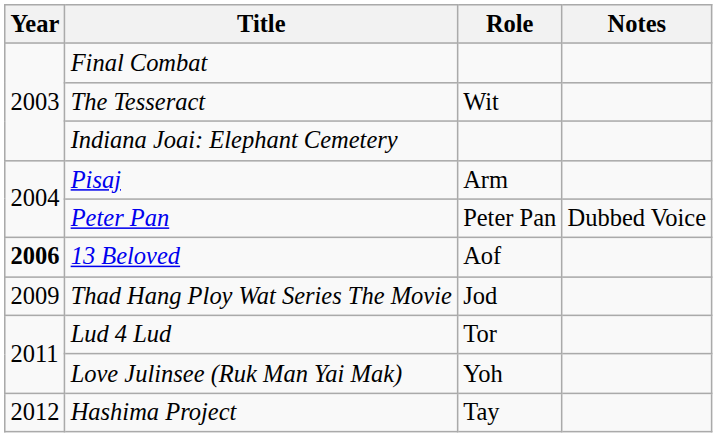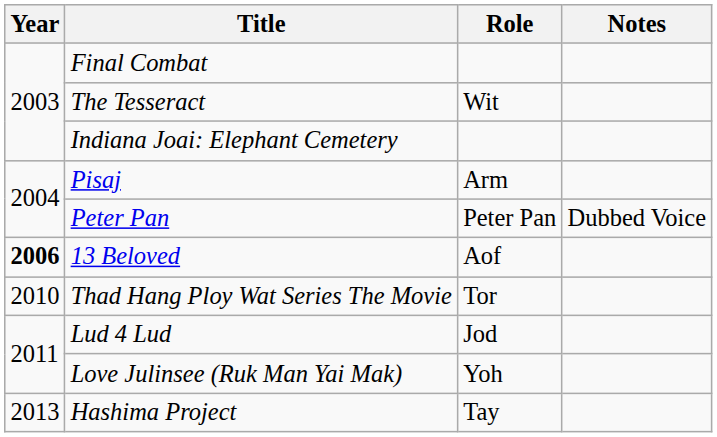(35, 295) 2009 -> (35, 295) 2010
(480, 295) Jod -> (480, 295) Tor
(480, 334) Tor -> (480, 334) Jod
(35, 412) 2012 -> (35, 412) 2013
